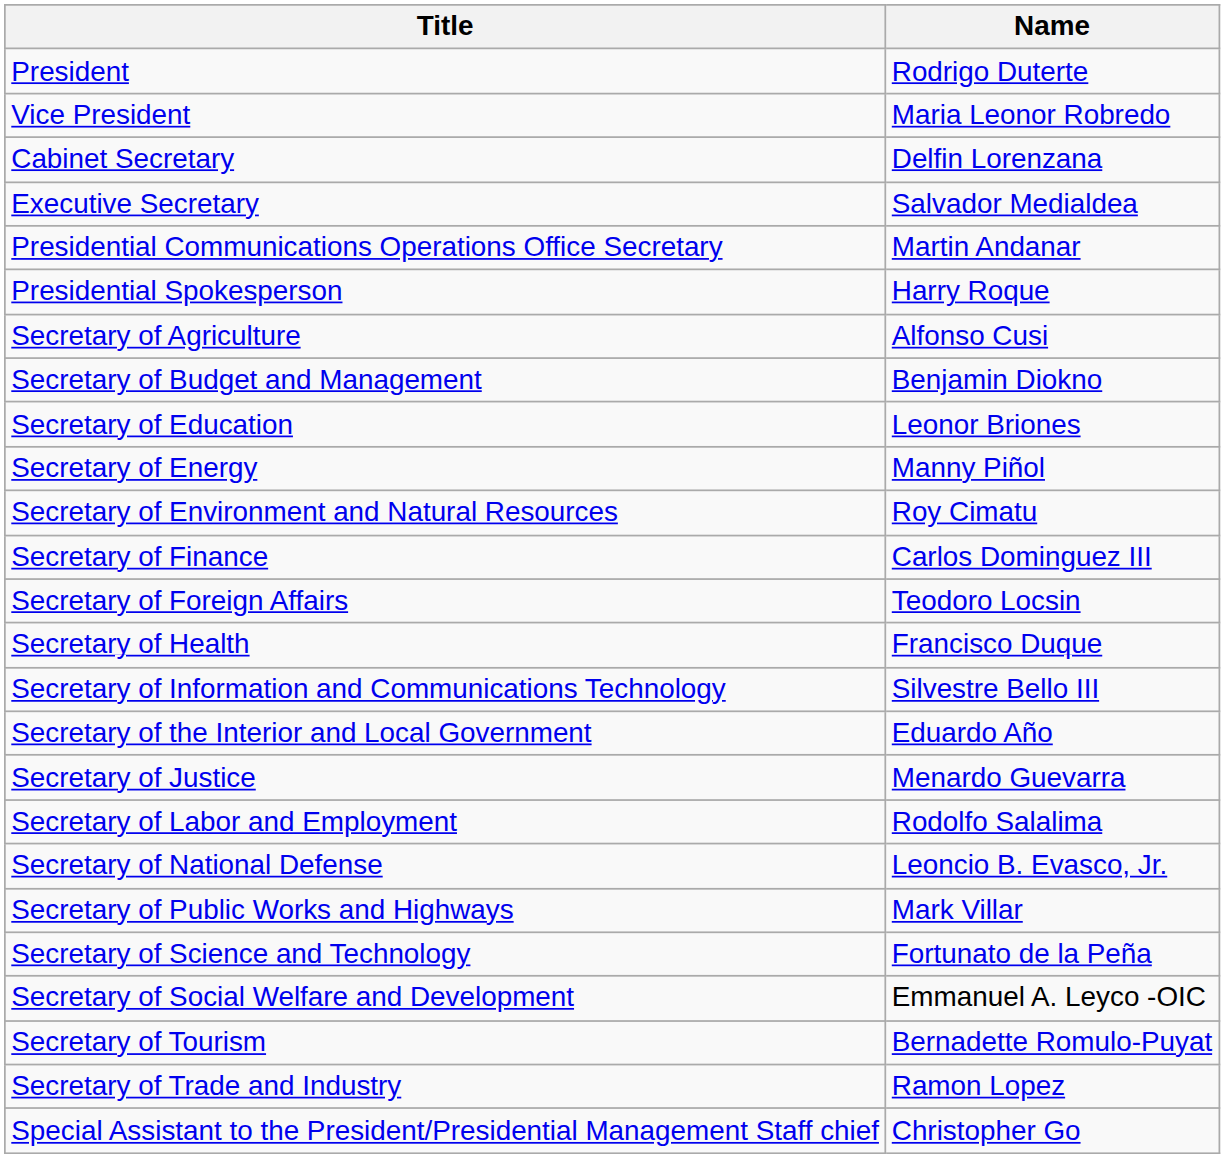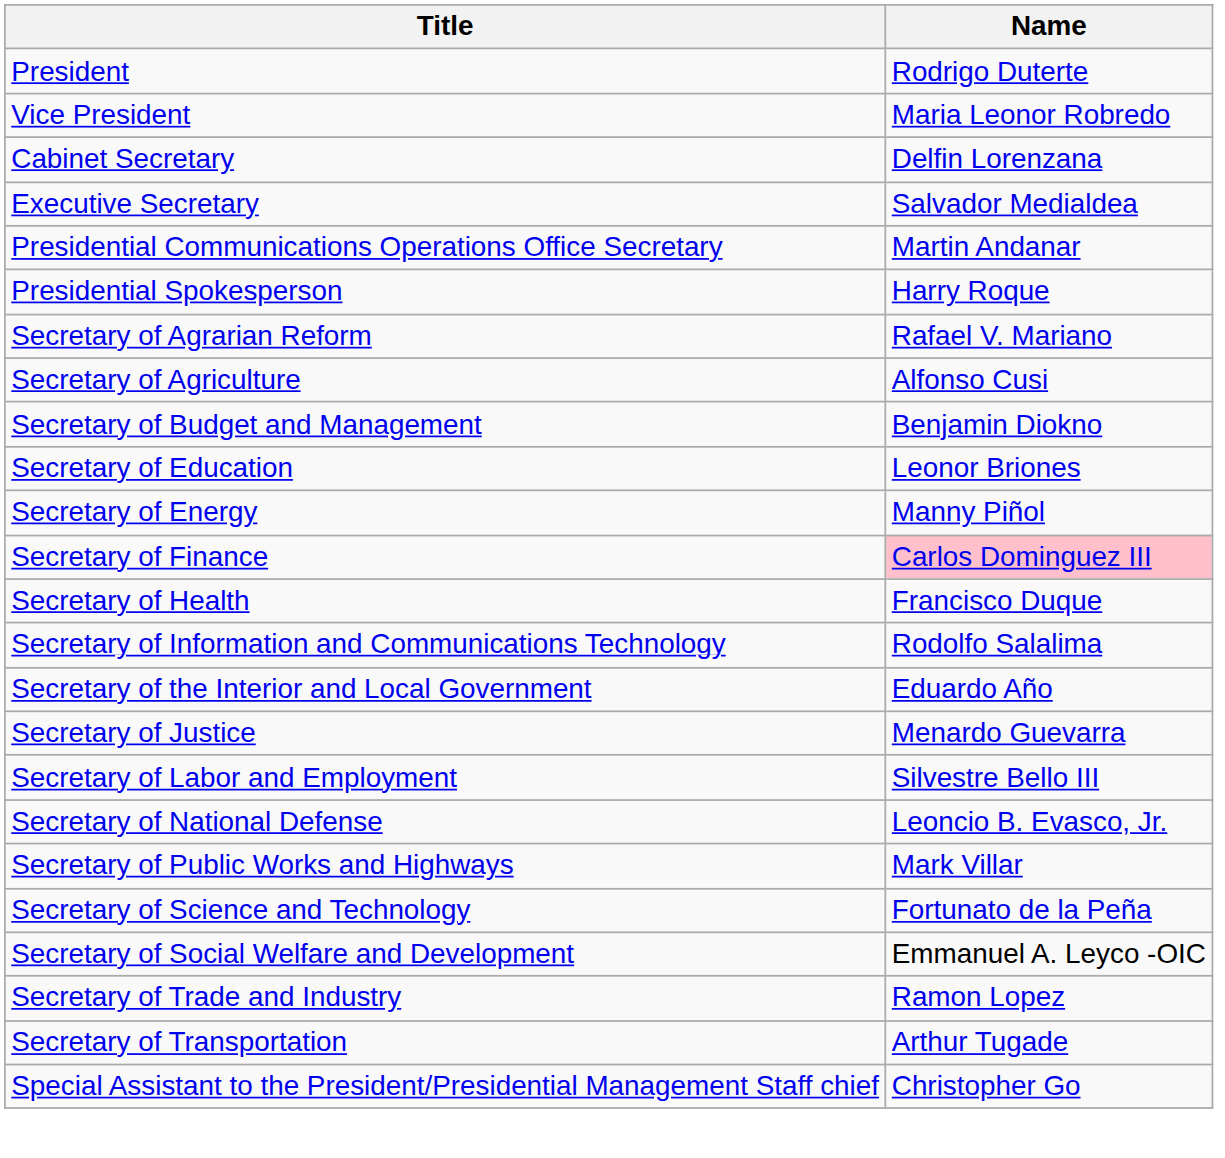+ row: (192, 335)
- row: (315, 512)
(1022, 556) no background -> (1022, 556) pink background
- row: (180, 600)
(995, 688) Silvestre Bello III -> (997, 644) Rodolfo Salalima
(997, 821) Rodolfo Salalima -> (995, 777) Silvestre Bello III
- row: (139, 1042)
+ row: (179, 1042)
